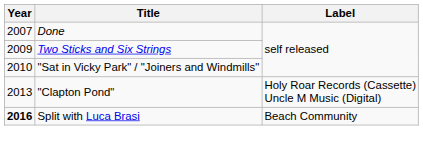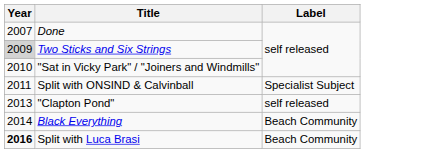(20, 49) no background -> (20, 49) lightgrey background
+ row: (115, 85)
(340, 91) Holy Roar Records (Cassette) Uncle M Music (Digital) -> (297, 103) self released
+ row: (80, 121)
